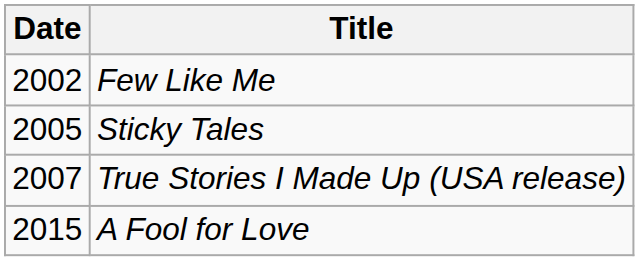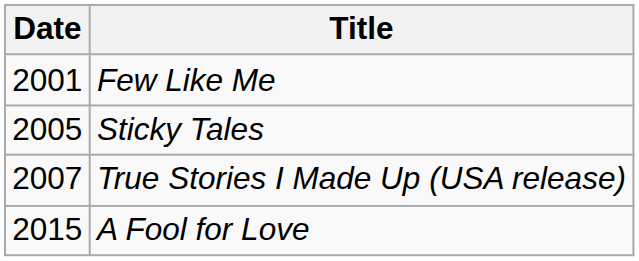(47, 79) 2002 -> (47, 79) 2001
